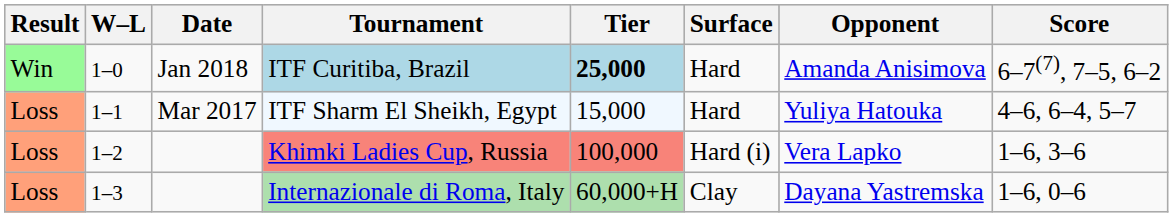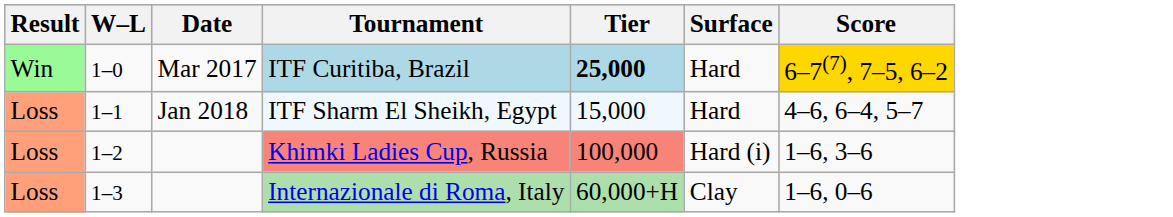- column: (885, 24)
(203, 68) Jan 2018 -> (207, 68) Mar 2017
(1079, 68) no background -> (866, 68) gold background
(207, 111) Mar 2017 -> (203, 111) Jan 2018
